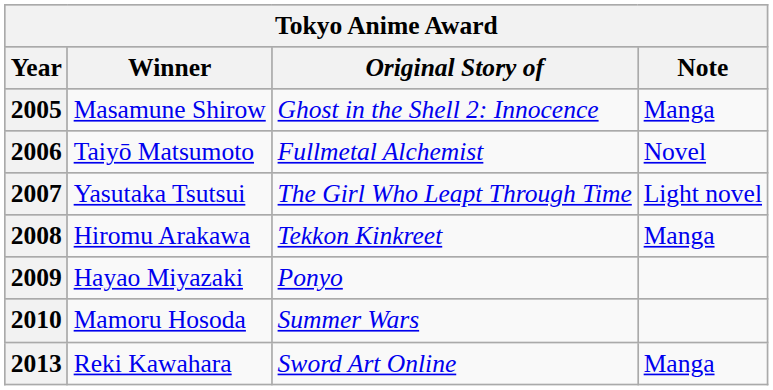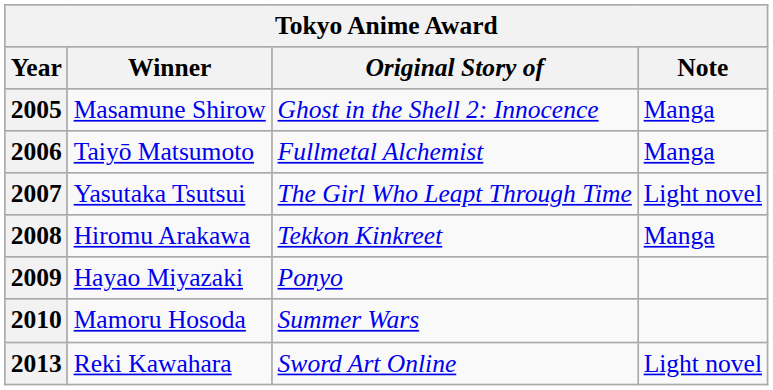(675, 152) Novel -> (679, 152) Manga
(679, 362) Manga -> (703, 362) Light novel
